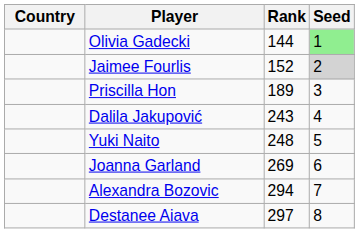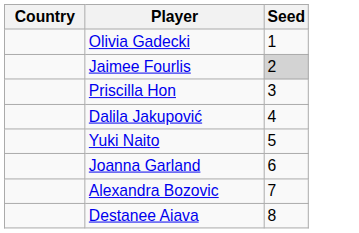- column: (287, 16)
(317, 41) lightgreen background -> (272, 41) no background
